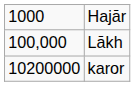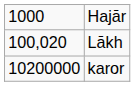(37, 42) 100,000 -> (37, 42) 100,020
